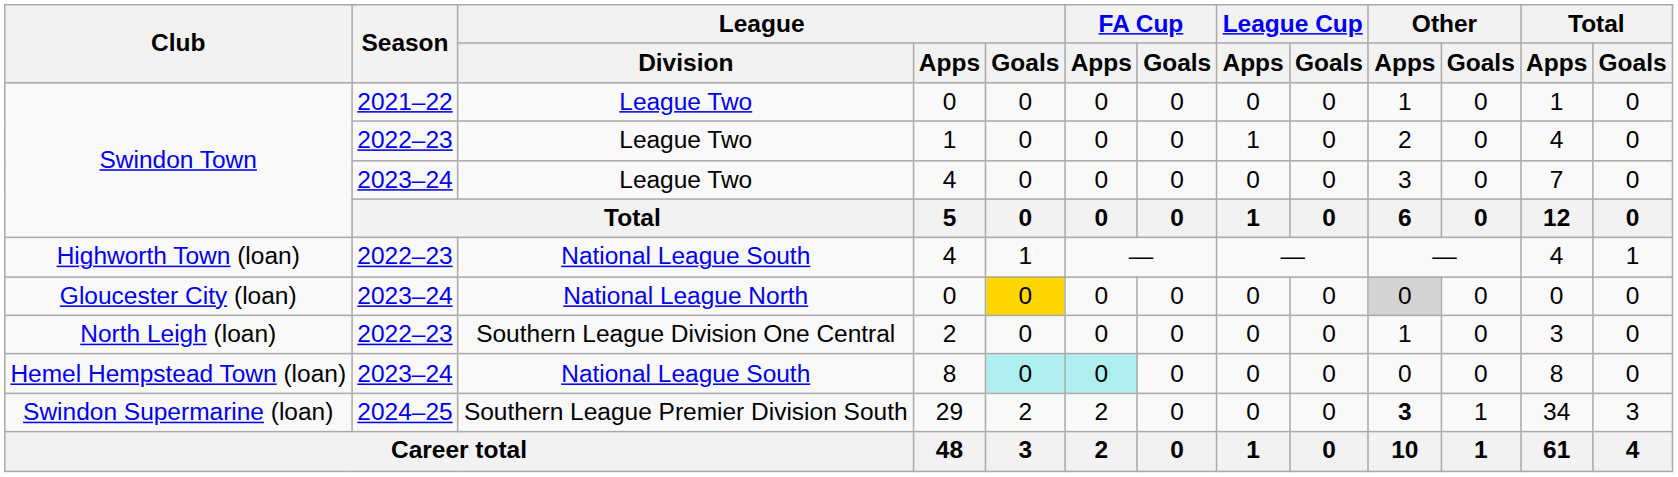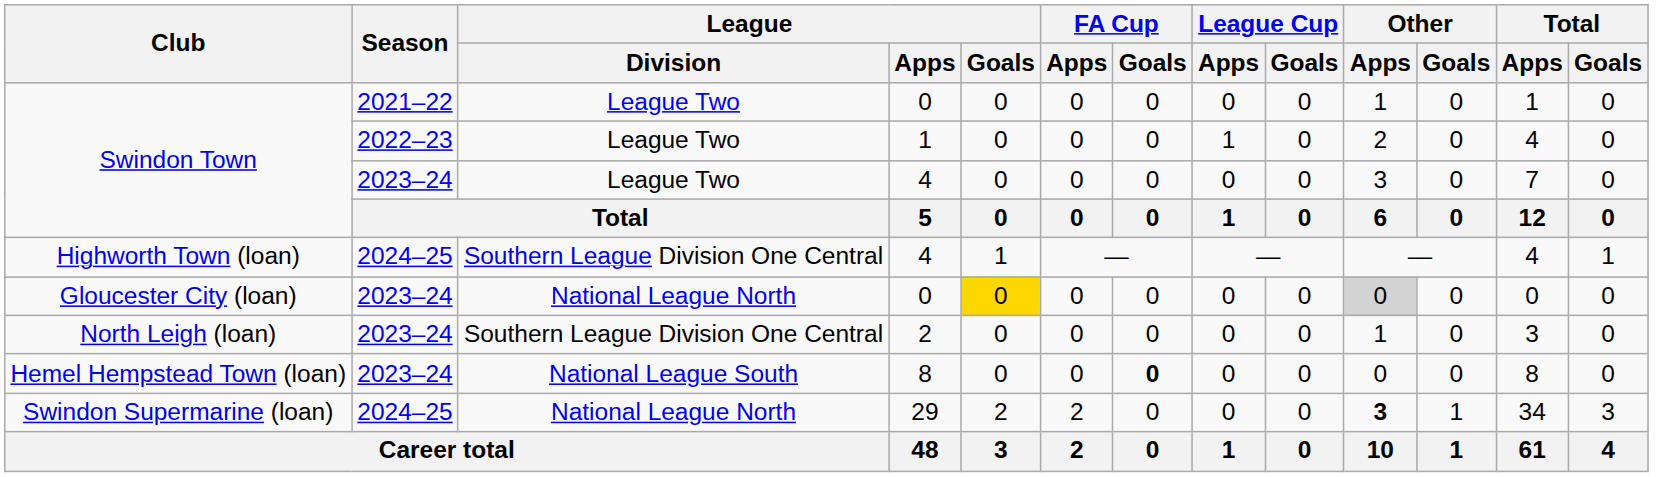(405, 256) 2022–23 -> (405, 256) 2024–25
(686, 256) National League South -> (674, 256) Southern League Division One Central
(405, 334) 2022–23 -> (405, 334) 2023–24
(1025, 373) paleturquoise background -> (1001, 373) no background
(1101, 373) paleturquoise background -> (1077, 373) no background
(1177, 373) normal -> (1153, 373) bold
(686, 412) Southern League Premier Division South -> (674, 412) National League North
